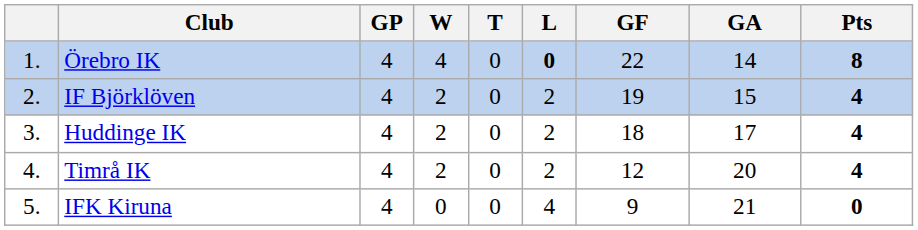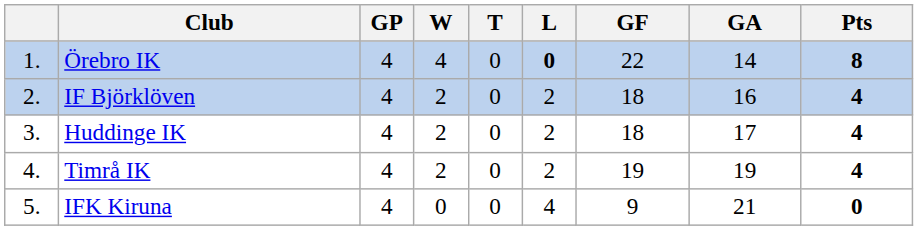(632, 96) 19 -> (632, 96) 18
(745, 96) 15 -> (745, 96) 16
(632, 170) 12 -> (632, 170) 19
(745, 170) 20 -> (745, 170) 19
